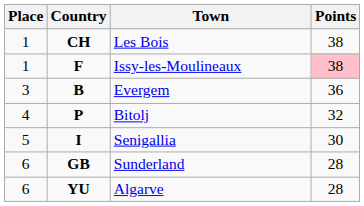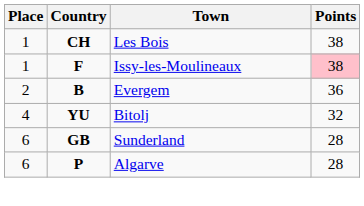(26, 90) 3 -> (26, 90) 2
(79, 115) P -> (79, 115) YU
- row: (145, 139)
(79, 189) YU -> (79, 164) P
